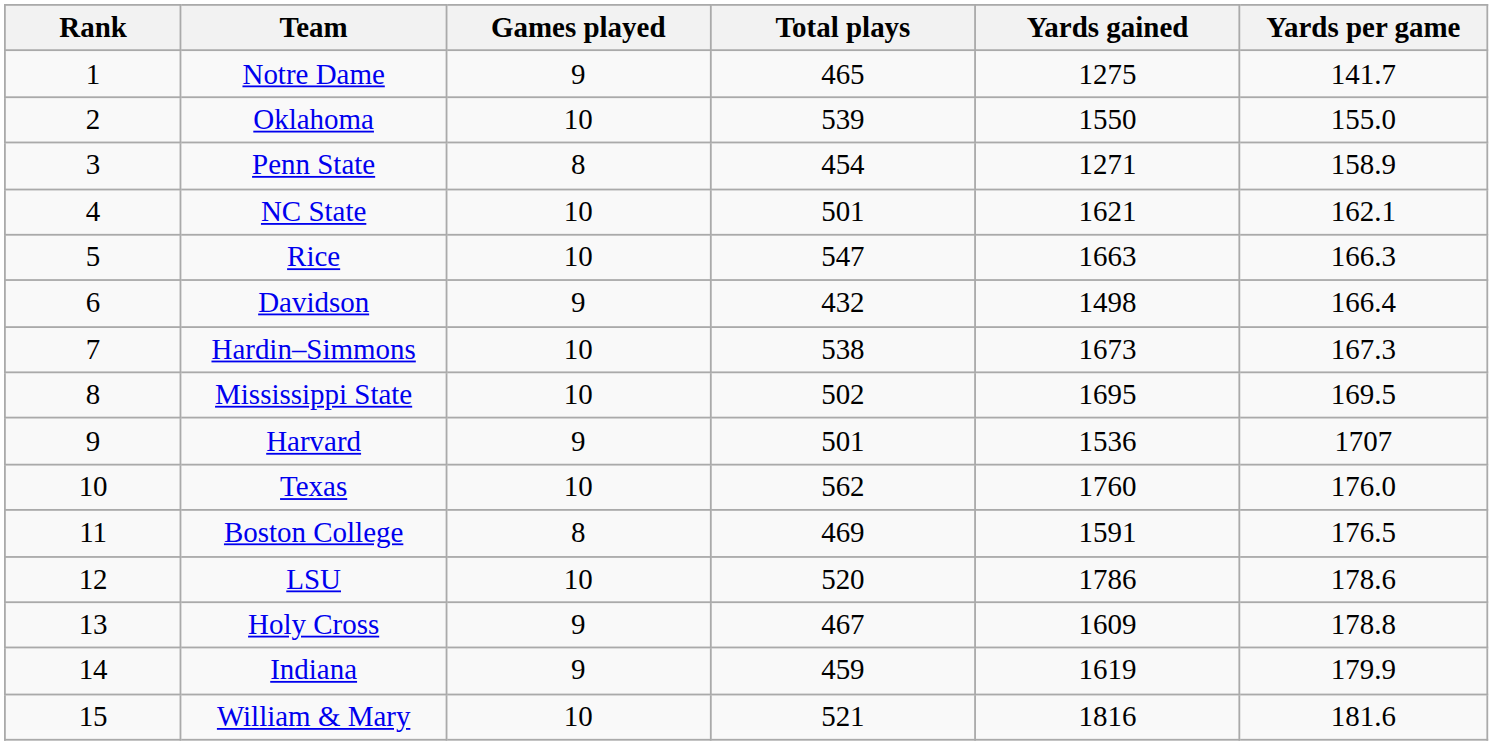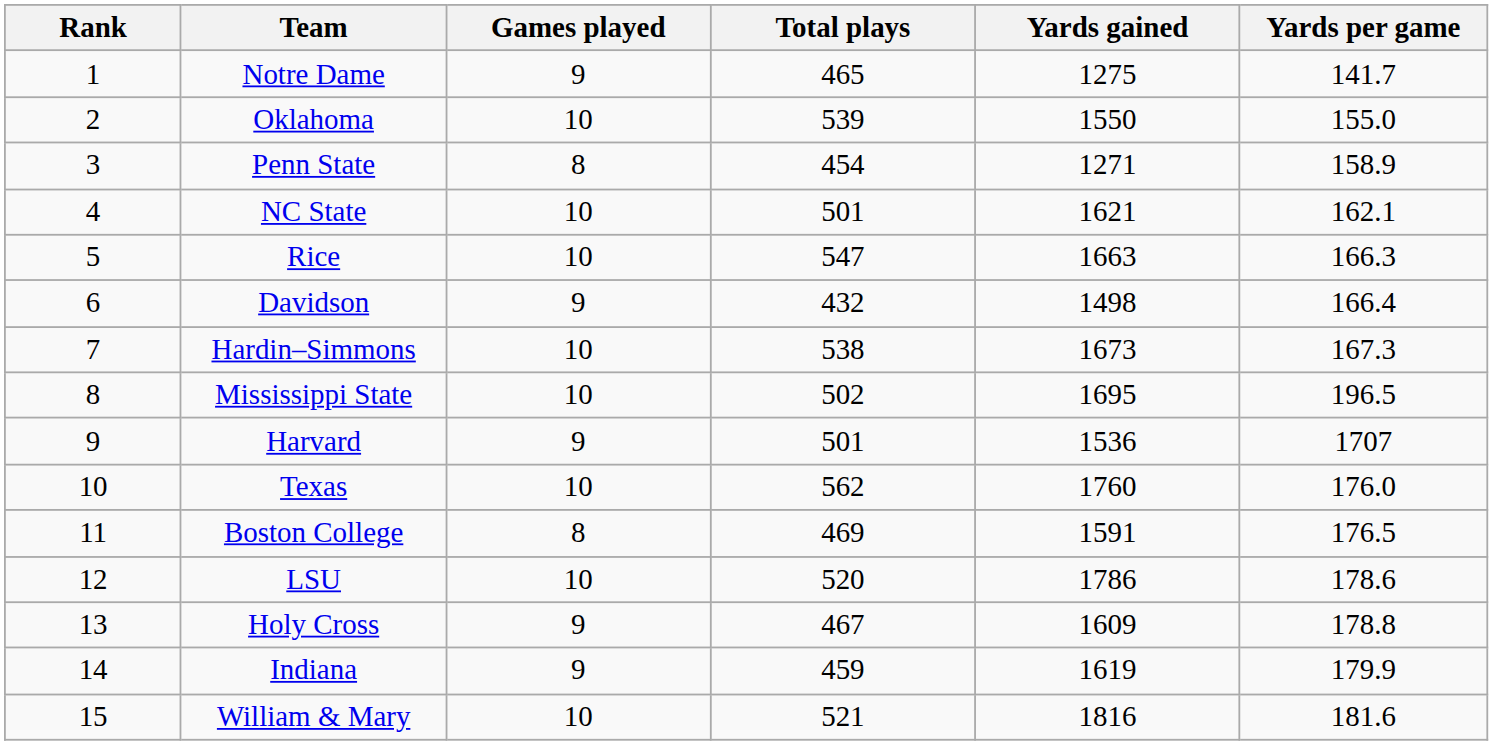(1363, 394) 169.5 -> (1363, 394) 196.5
